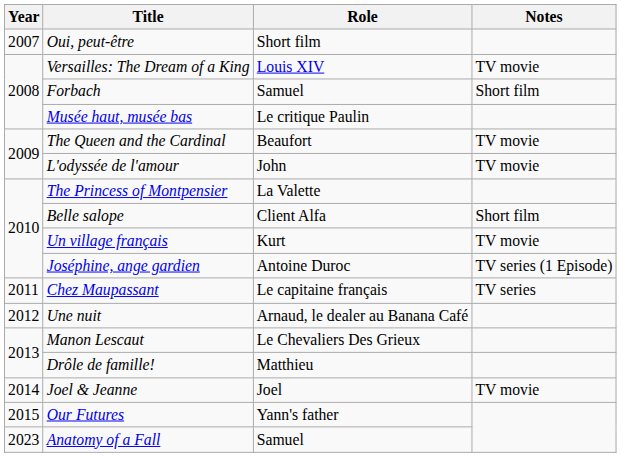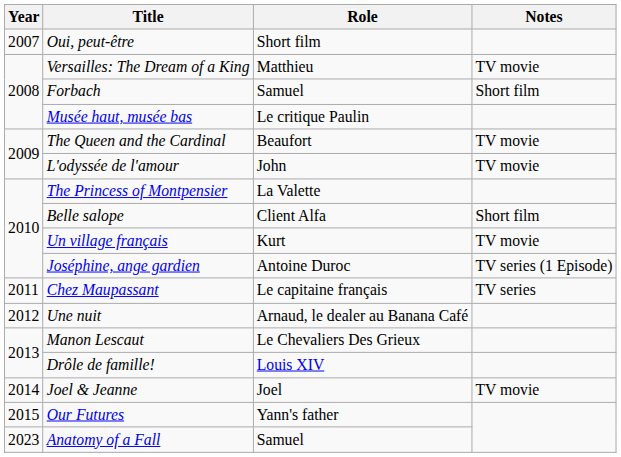(290, 66) Louis XIV -> (285, 66) Matthieu
(285, 365) Matthieu -> (290, 365) Louis XIV
